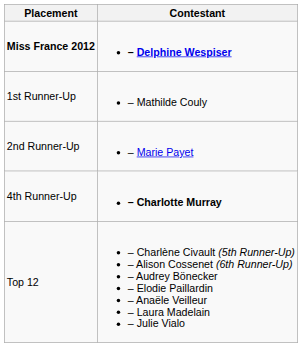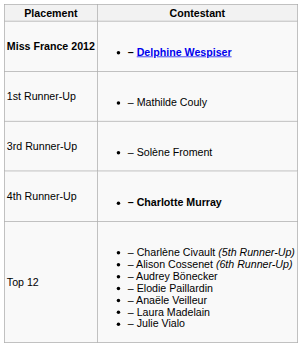- row: (43, 146)
+ row: (42, 146)
